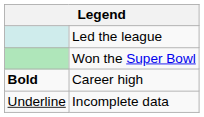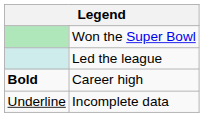rows swapped: (134, 58) <-> (117, 36)
